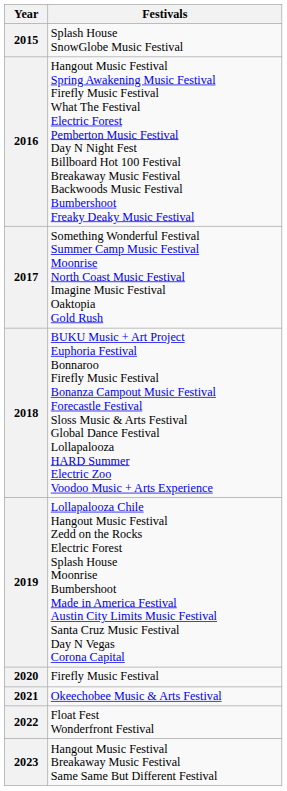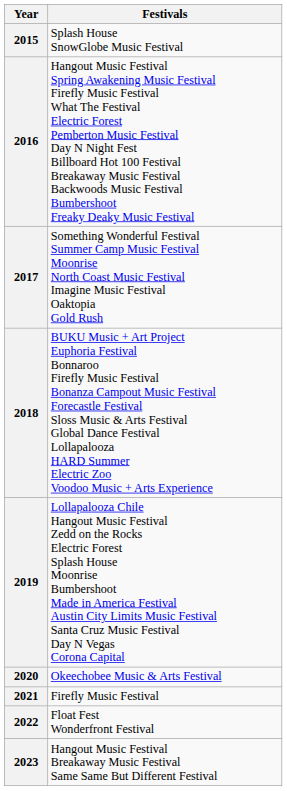(105, 677) Firefly Music Festival -> (136, 677) Okeechobee Music & Arts Festival
(136, 696) Okeechobee Music & Arts Festival -> (105, 696) Firefly Music Festival
